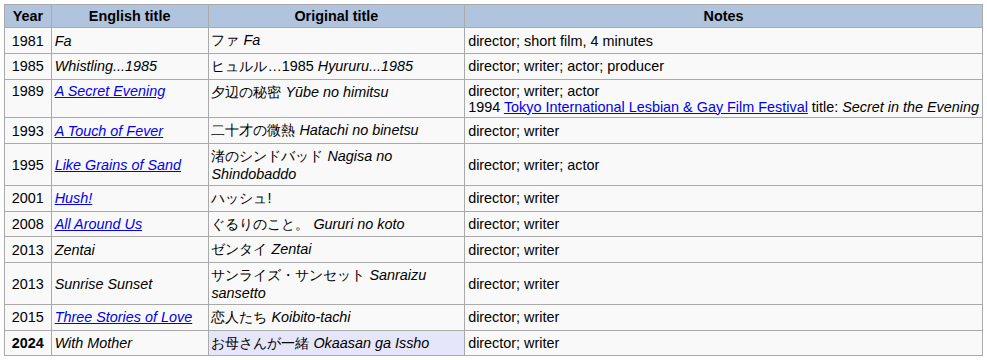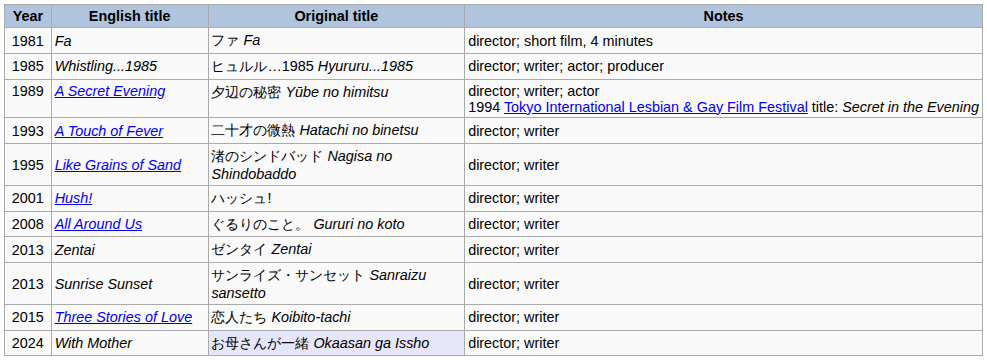(534, 165) director; writer; actor -> (514, 165) director; writer
(28, 343) bold -> (28, 343) normal
